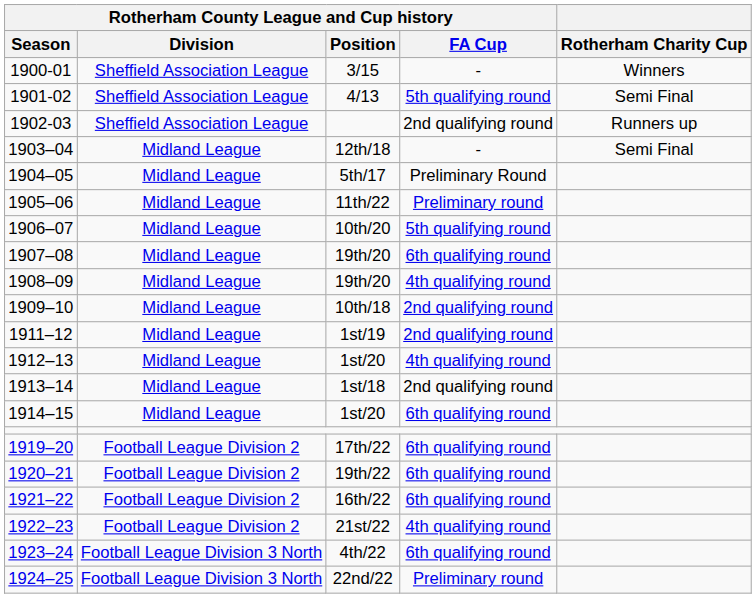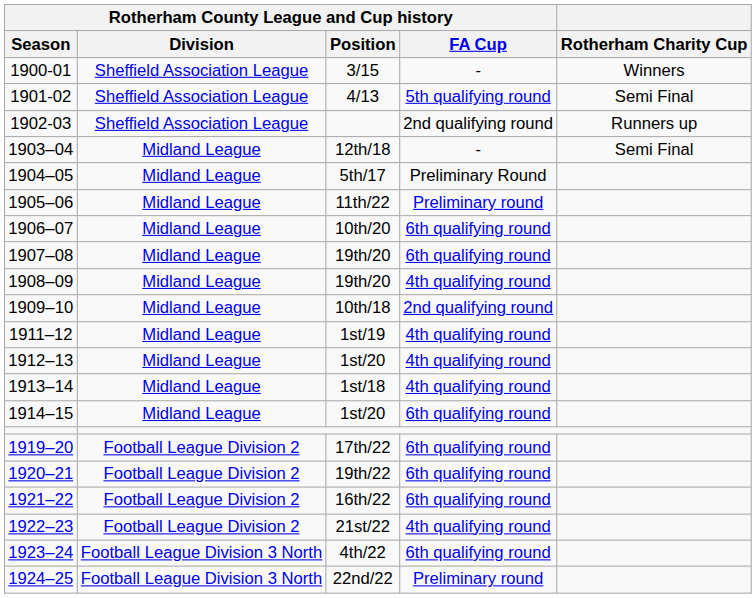(478, 228) 5th qualifying round -> (478, 228) 6th qualifying round
(478, 334) 2nd qualifying round -> (478, 334) 4th qualifying round
(478, 387) 2nd qualifying round -> (478, 387) 4th qualifying round
